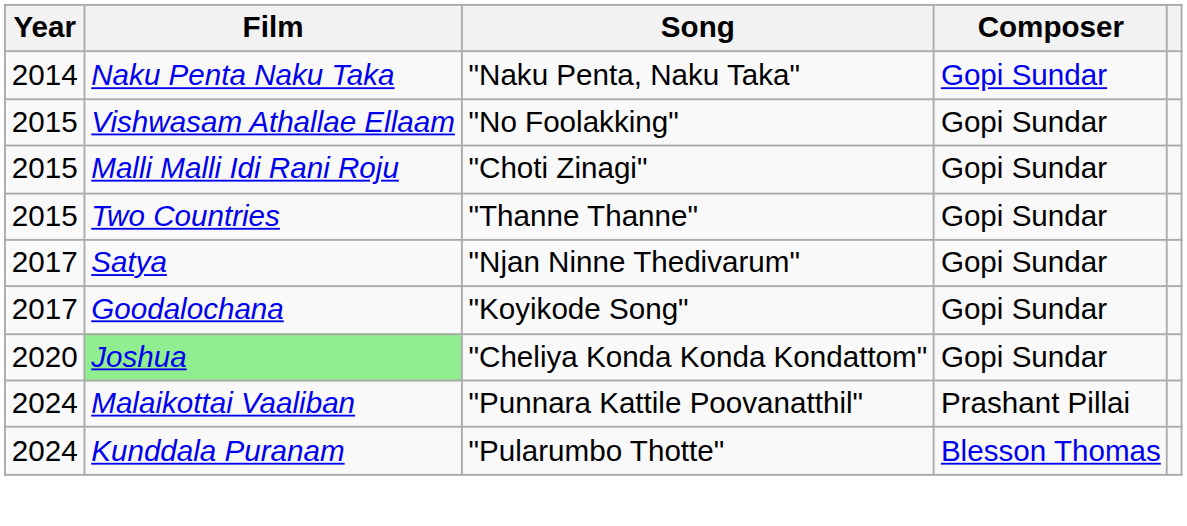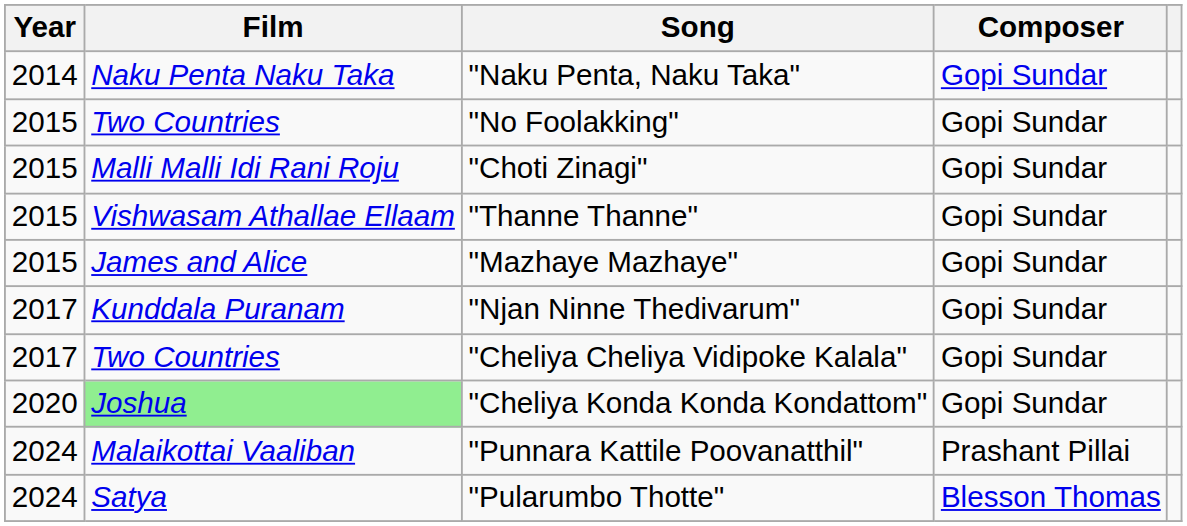(273, 121) Vishwasam Athallae Ellaam -> (186, 121) Two Countries
(186, 215) Two Countries -> (273, 215) Vishwasam Athallae Ellaam
+ row: (603, 262)
(129, 262) Satya -> (218, 309) Kunddala Puranam
- row: (579, 309)
+ row: (688, 356)
(218, 450) Kunddala Puranam -> (129, 497) Satya
